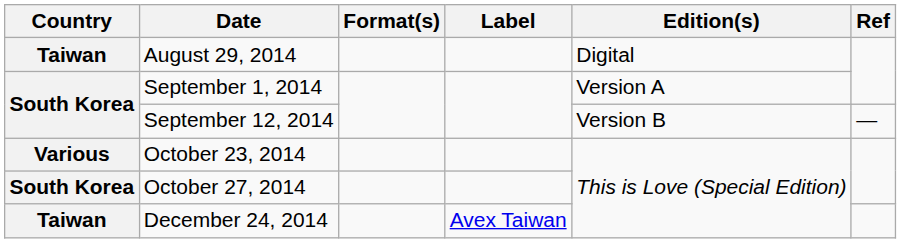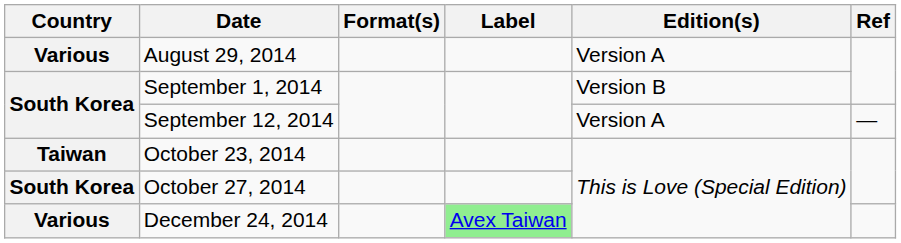(72, 54) Taiwan -> (72, 54) Various
(605, 54) Digital -> (621, 54) Version A
(621, 87) Version A -> (621, 87) Version B
(621, 120) Version B -> (621, 120) Version A
(72, 154) Various -> (72, 154) Taiwan
(72, 220) Taiwan -> (72, 220) Various
(508, 220) no background -> (508, 220) lightgreen background
